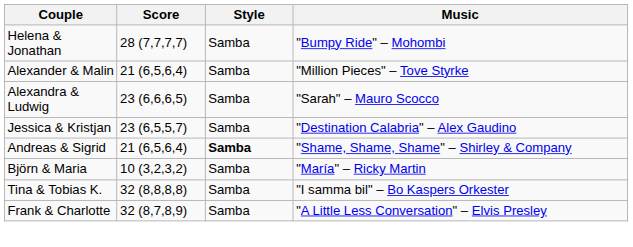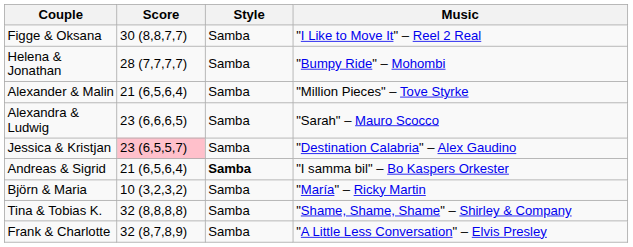+ row: (54, 35)
(154, 127) no background -> (154, 148) pink background
(434, 148) "Shame, Shame, Shame" – Shirley & Company -> (403, 169) "I samma bil" – Bo Kaspers Orkester
(403, 190) "I samma bil" – Bo Kaspers Orkester -> (434, 210) "Shame, Shame, Shame" – Shirley & Company
